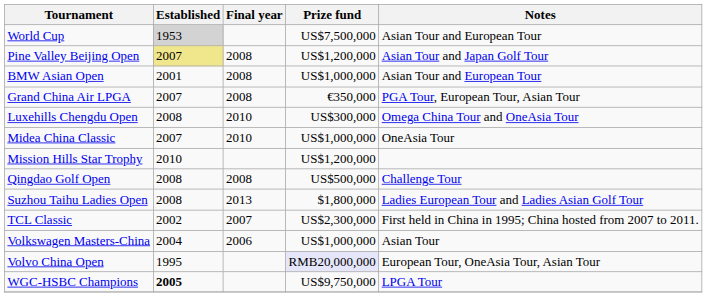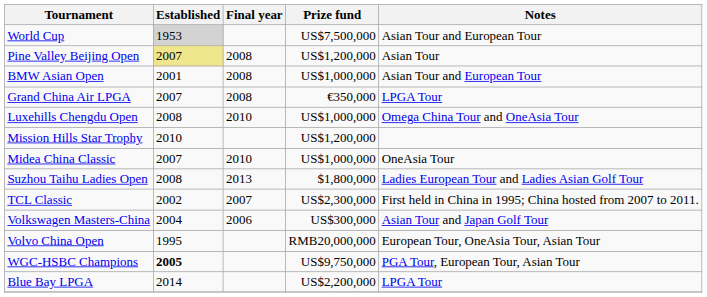(465, 55) Asian Tour and Japan Golf Tour -> (410, 55) Asian Tour
(481, 96) PGA Tour, European Tour, Asian Tour -> (412, 96) LPGA Tour
(343, 117) US$300,000 -> (338, 117) US$1,000,000
rows swapped: (61, 138) <-> (75, 158)
- row: (59, 179)
(338, 240) US$1,000,000 -> (343, 220) US$300,000
(410, 240) Asian Tour -> (465, 220) Asian Tour and Japan Golf Tour
(332, 261) lavender background -> (332, 240) no background
(412, 281) LPGA Tour -> (481, 261) PGA Tour, European Tour, Asian Tour
+ row: (50, 281)
